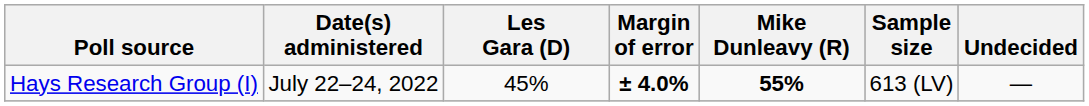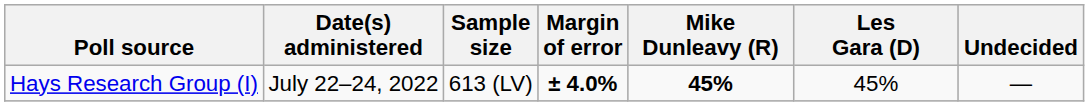columns swapped: (911, 35) <-> (526, 35)
(782, 83) 55% -> (710, 83) 45%
